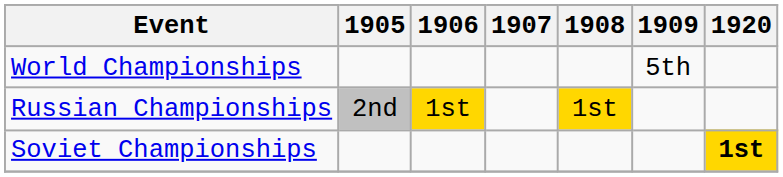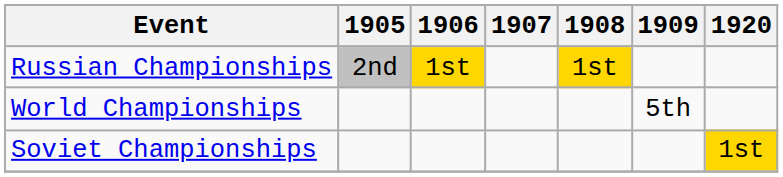rows swapped: (156, 67) <-> (172, 109)
(741, 150) bold -> (741, 150) normal
